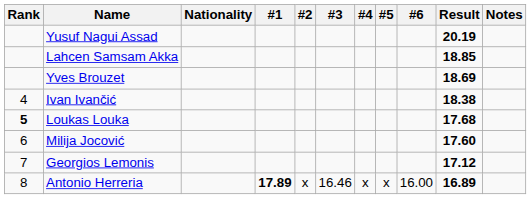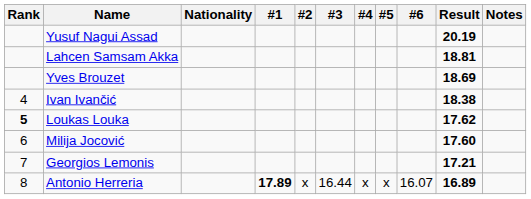(459, 57) 18.85 -> (459, 57) 18.81
(459, 120) 17.68 -> (459, 120) 17.62
(459, 162) 17.12 -> (459, 162) 17.21
(335, 183) 16.46 -> (335, 183) 16.44
(416, 183) 16.00 -> (416, 183) 16.07
